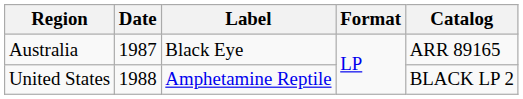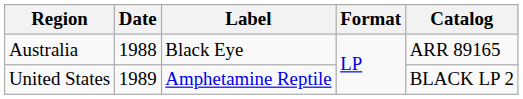(138, 49) 1987 -> (138, 49) 1988
(138, 79) 1988 -> (138, 79) 1989
